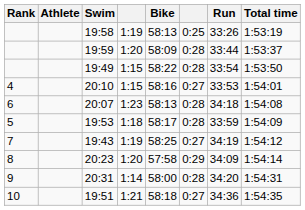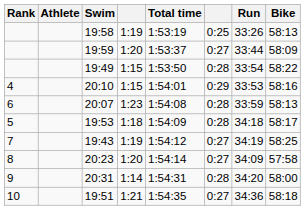columns swapped: (162, 13) <-> (271, 13)
(193, 50) 0:28 -> (218, 50) 0:27
(193, 86) 0:27 -> (218, 86) 0:29
(224, 104) 34:18 -> (249, 104) 33:59
(224, 123) 33:59 -> (249, 123) 34:18
(193, 159) 0:29 -> (218, 159) 0:27
